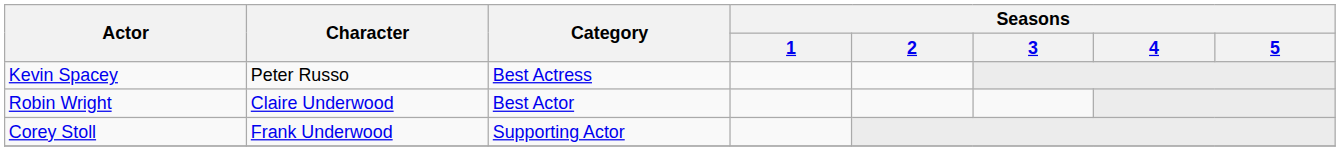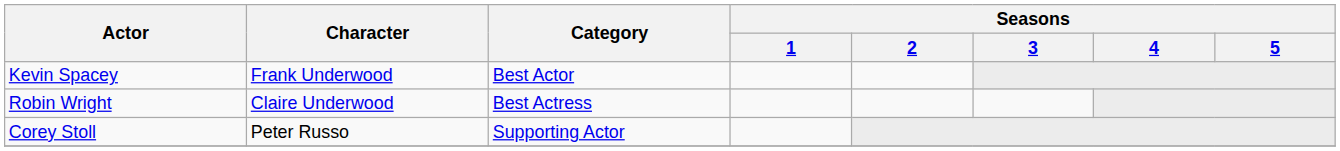(300, 76) Peter Russo -> (322, 76) Frank Underwood
(542, 76) Best Actress -> (533, 76) Best Actor
(533, 104) Best Actor -> (542, 104) Best Actress
(322, 132) Frank Underwood -> (300, 132) Peter Russo
